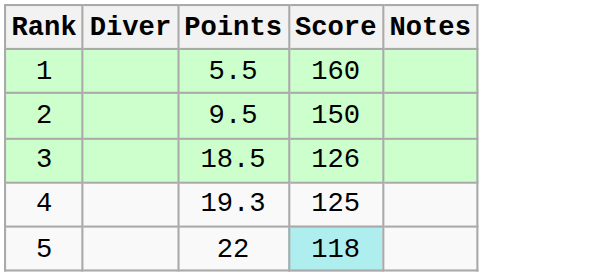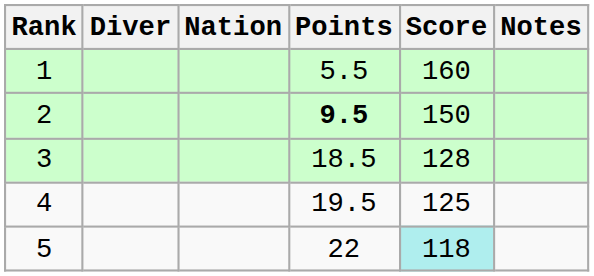+ column: (233, 27)
(233, 116) normal -> (344, 116) bold
(336, 160) 126 -> (446, 160) 128
(233, 204) 19.3 -> (344, 204) 19.5
